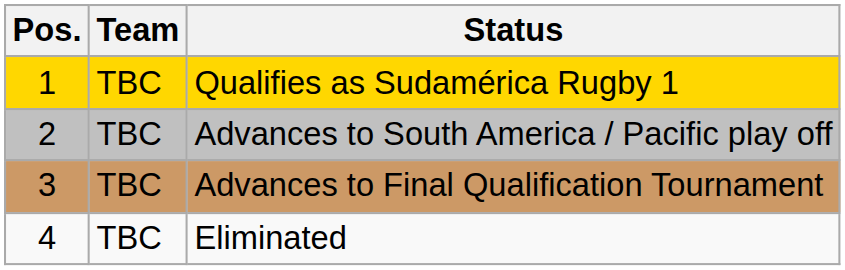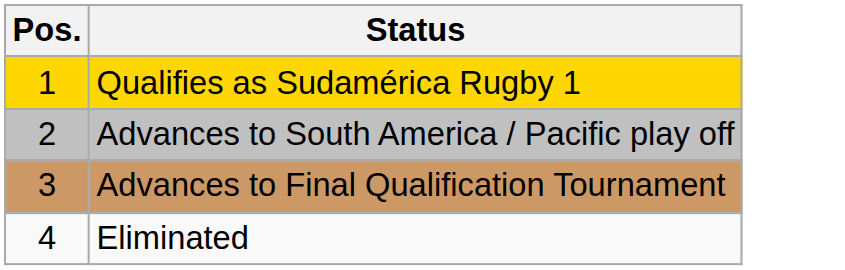- column: (138, 30)
